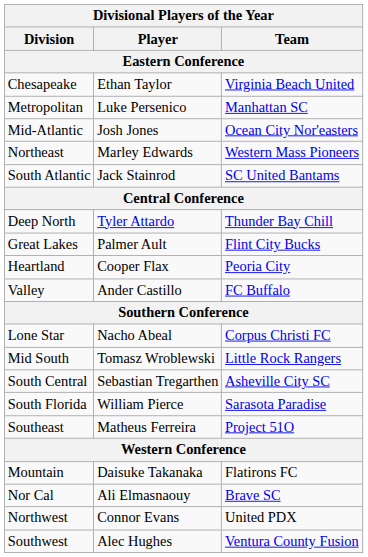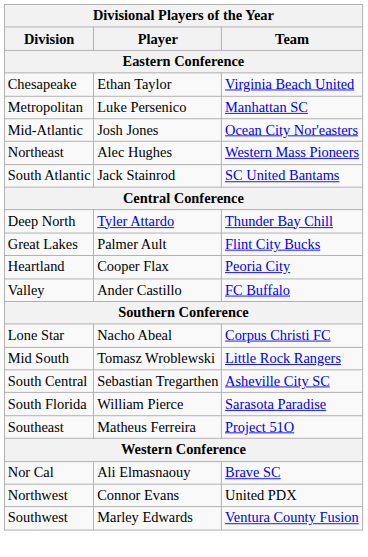(145, 152) Marley Edwards -> (135, 152) Alec Hughes
- row: (36, 472)
(135, 541) Alec Hughes -> (145, 518) Marley Edwards
